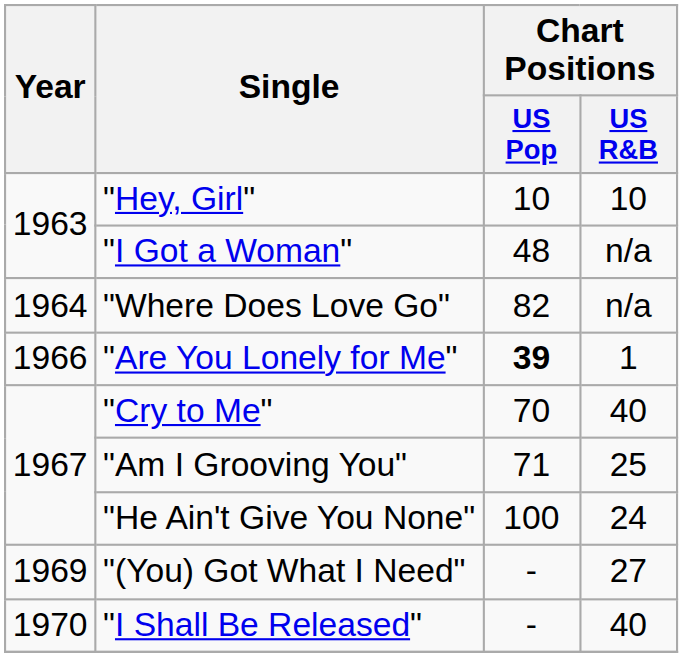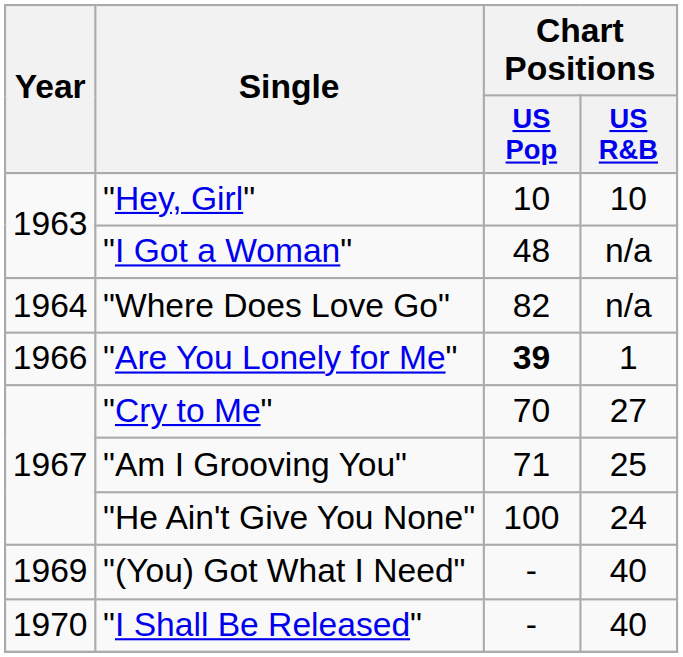(628, 411) 40 -> (628, 411) 27
(628, 571) 27 -> (628, 571) 40
